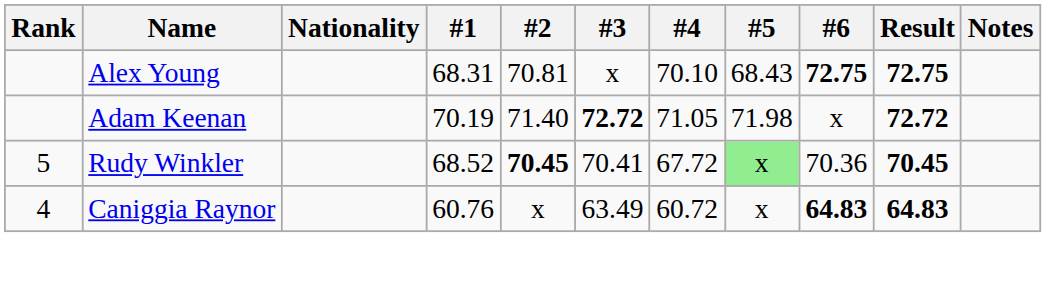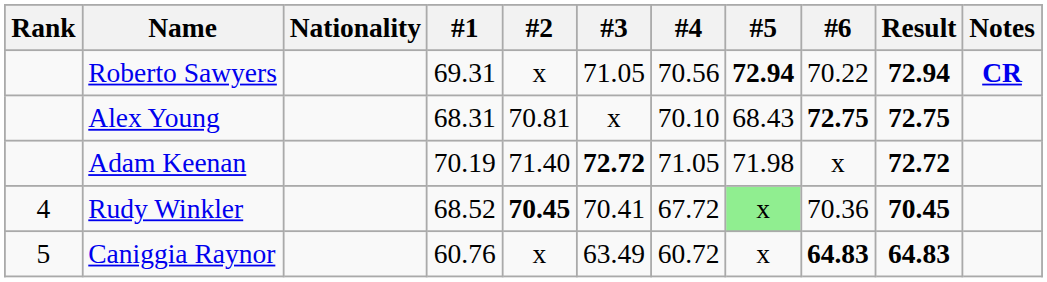+ row: (183, 72)
(43, 163) 5 -> (43, 208) 4
(43, 208) 4 -> (43, 254) 5
